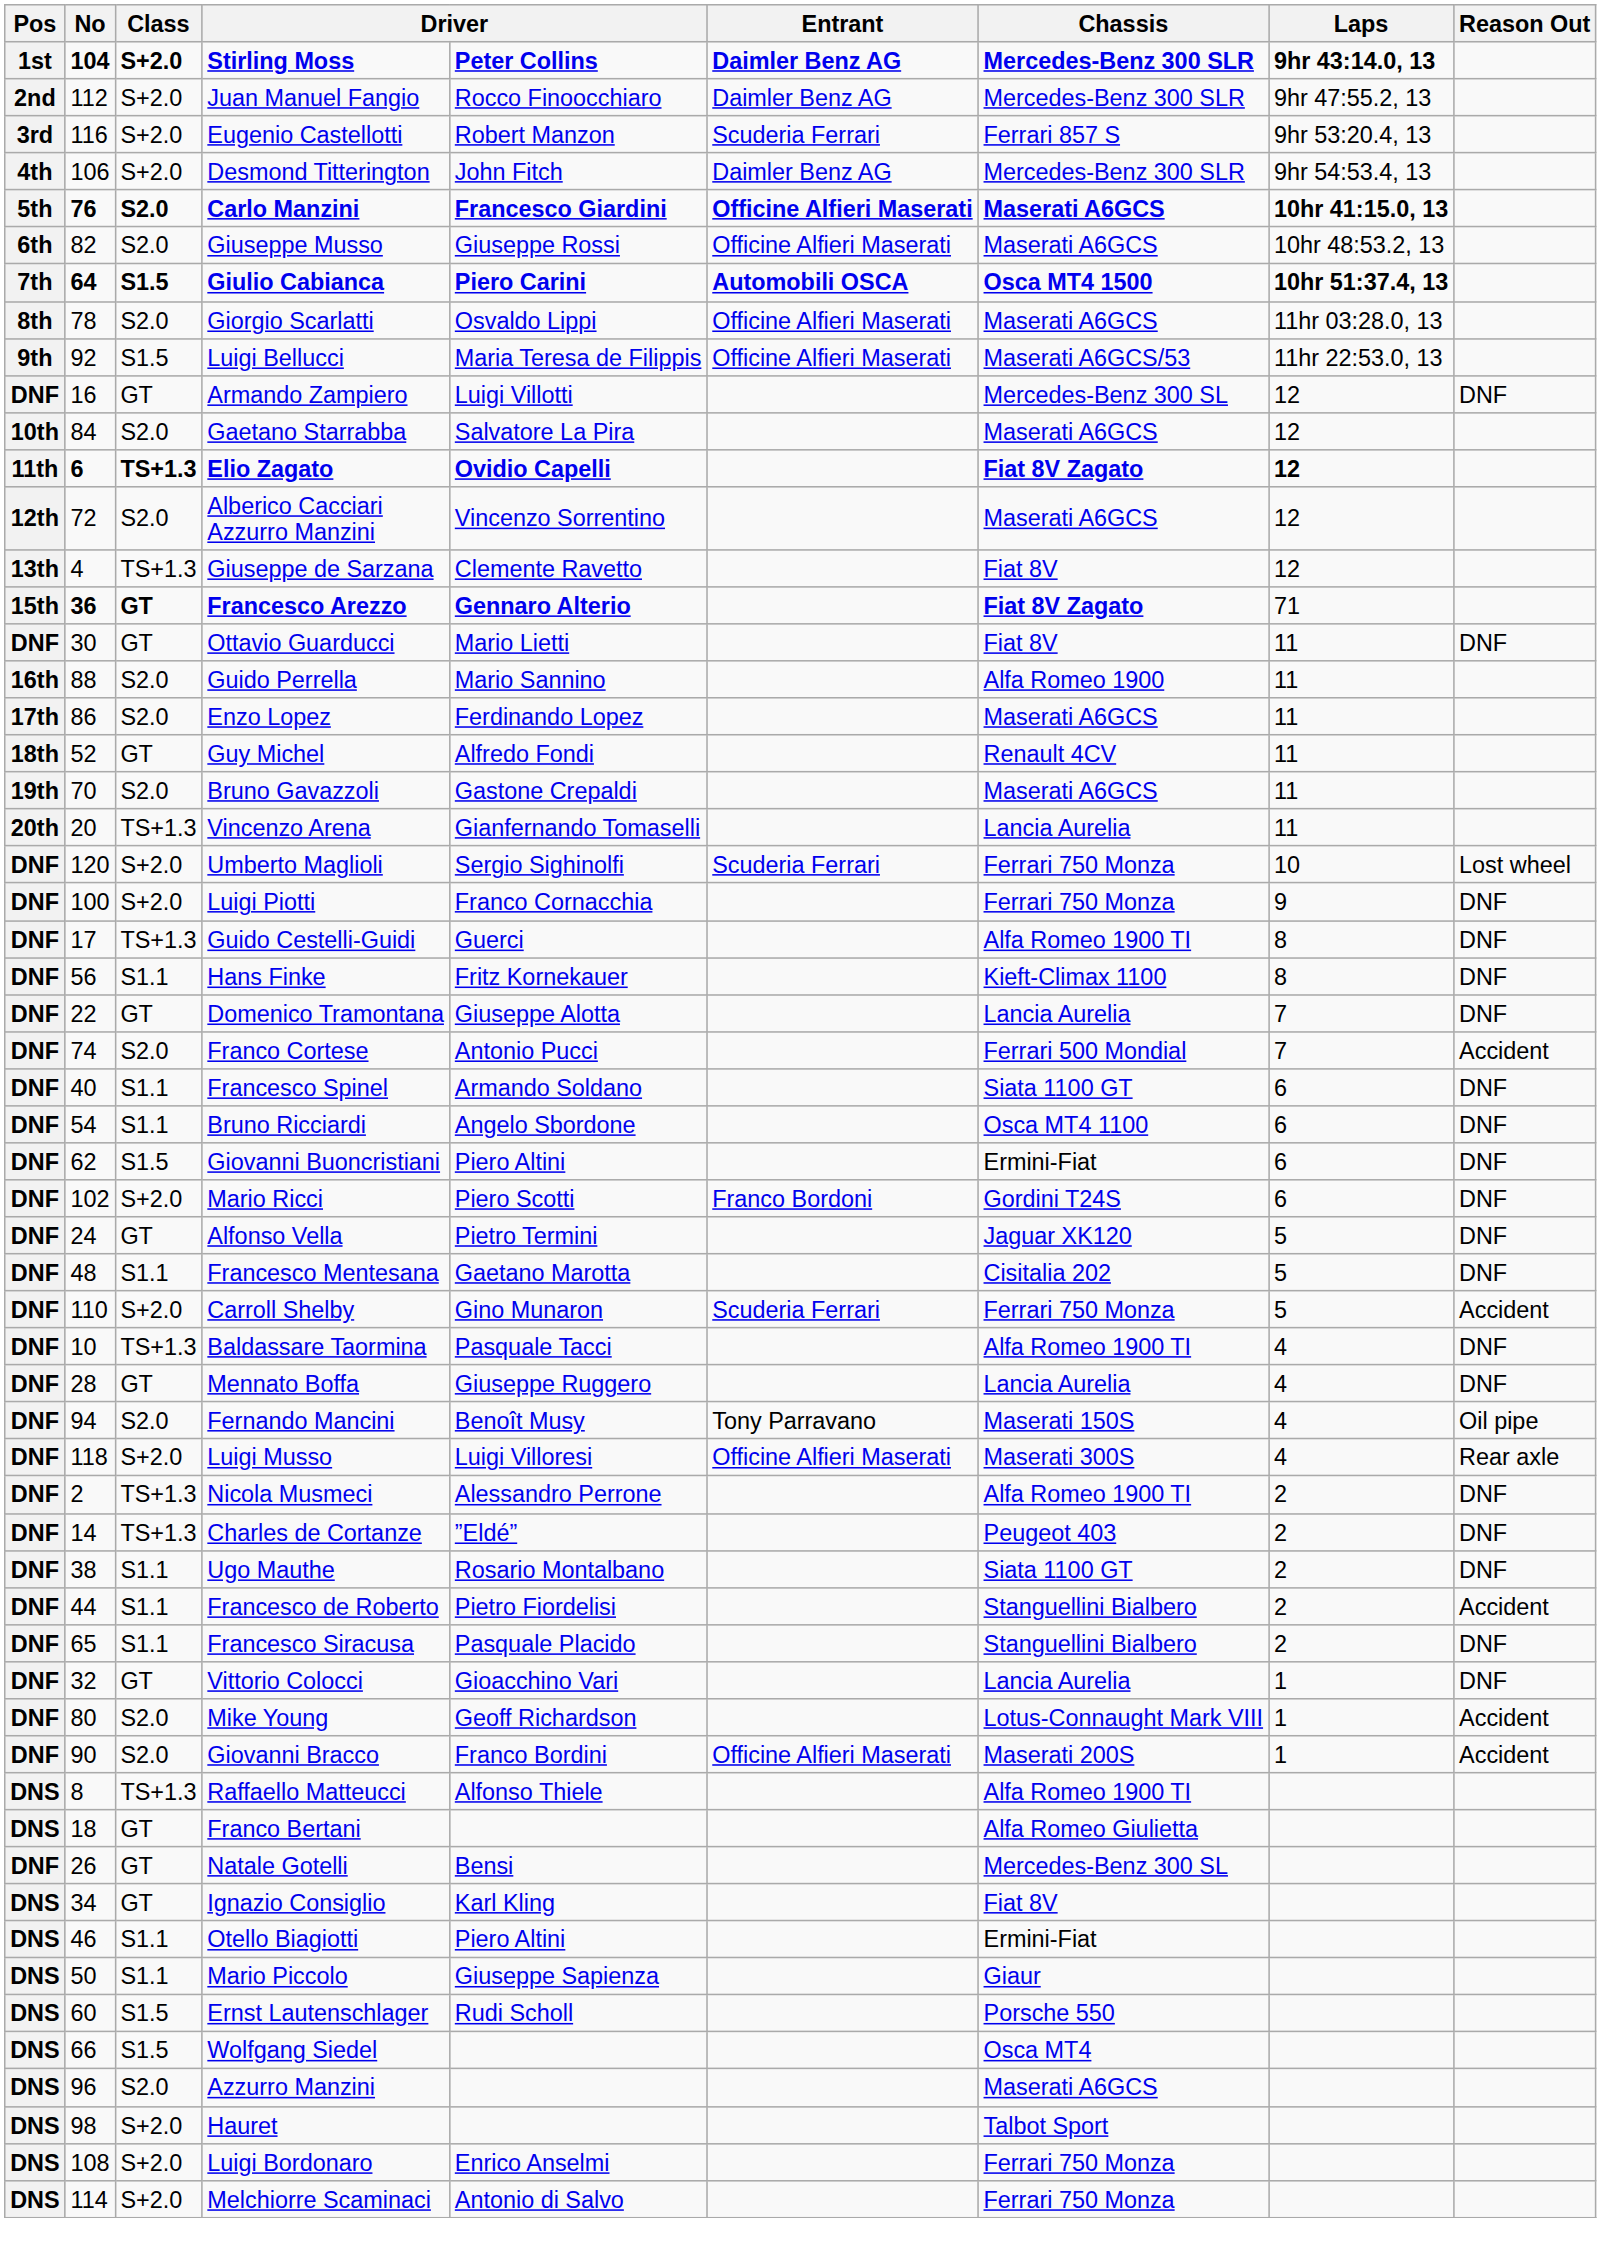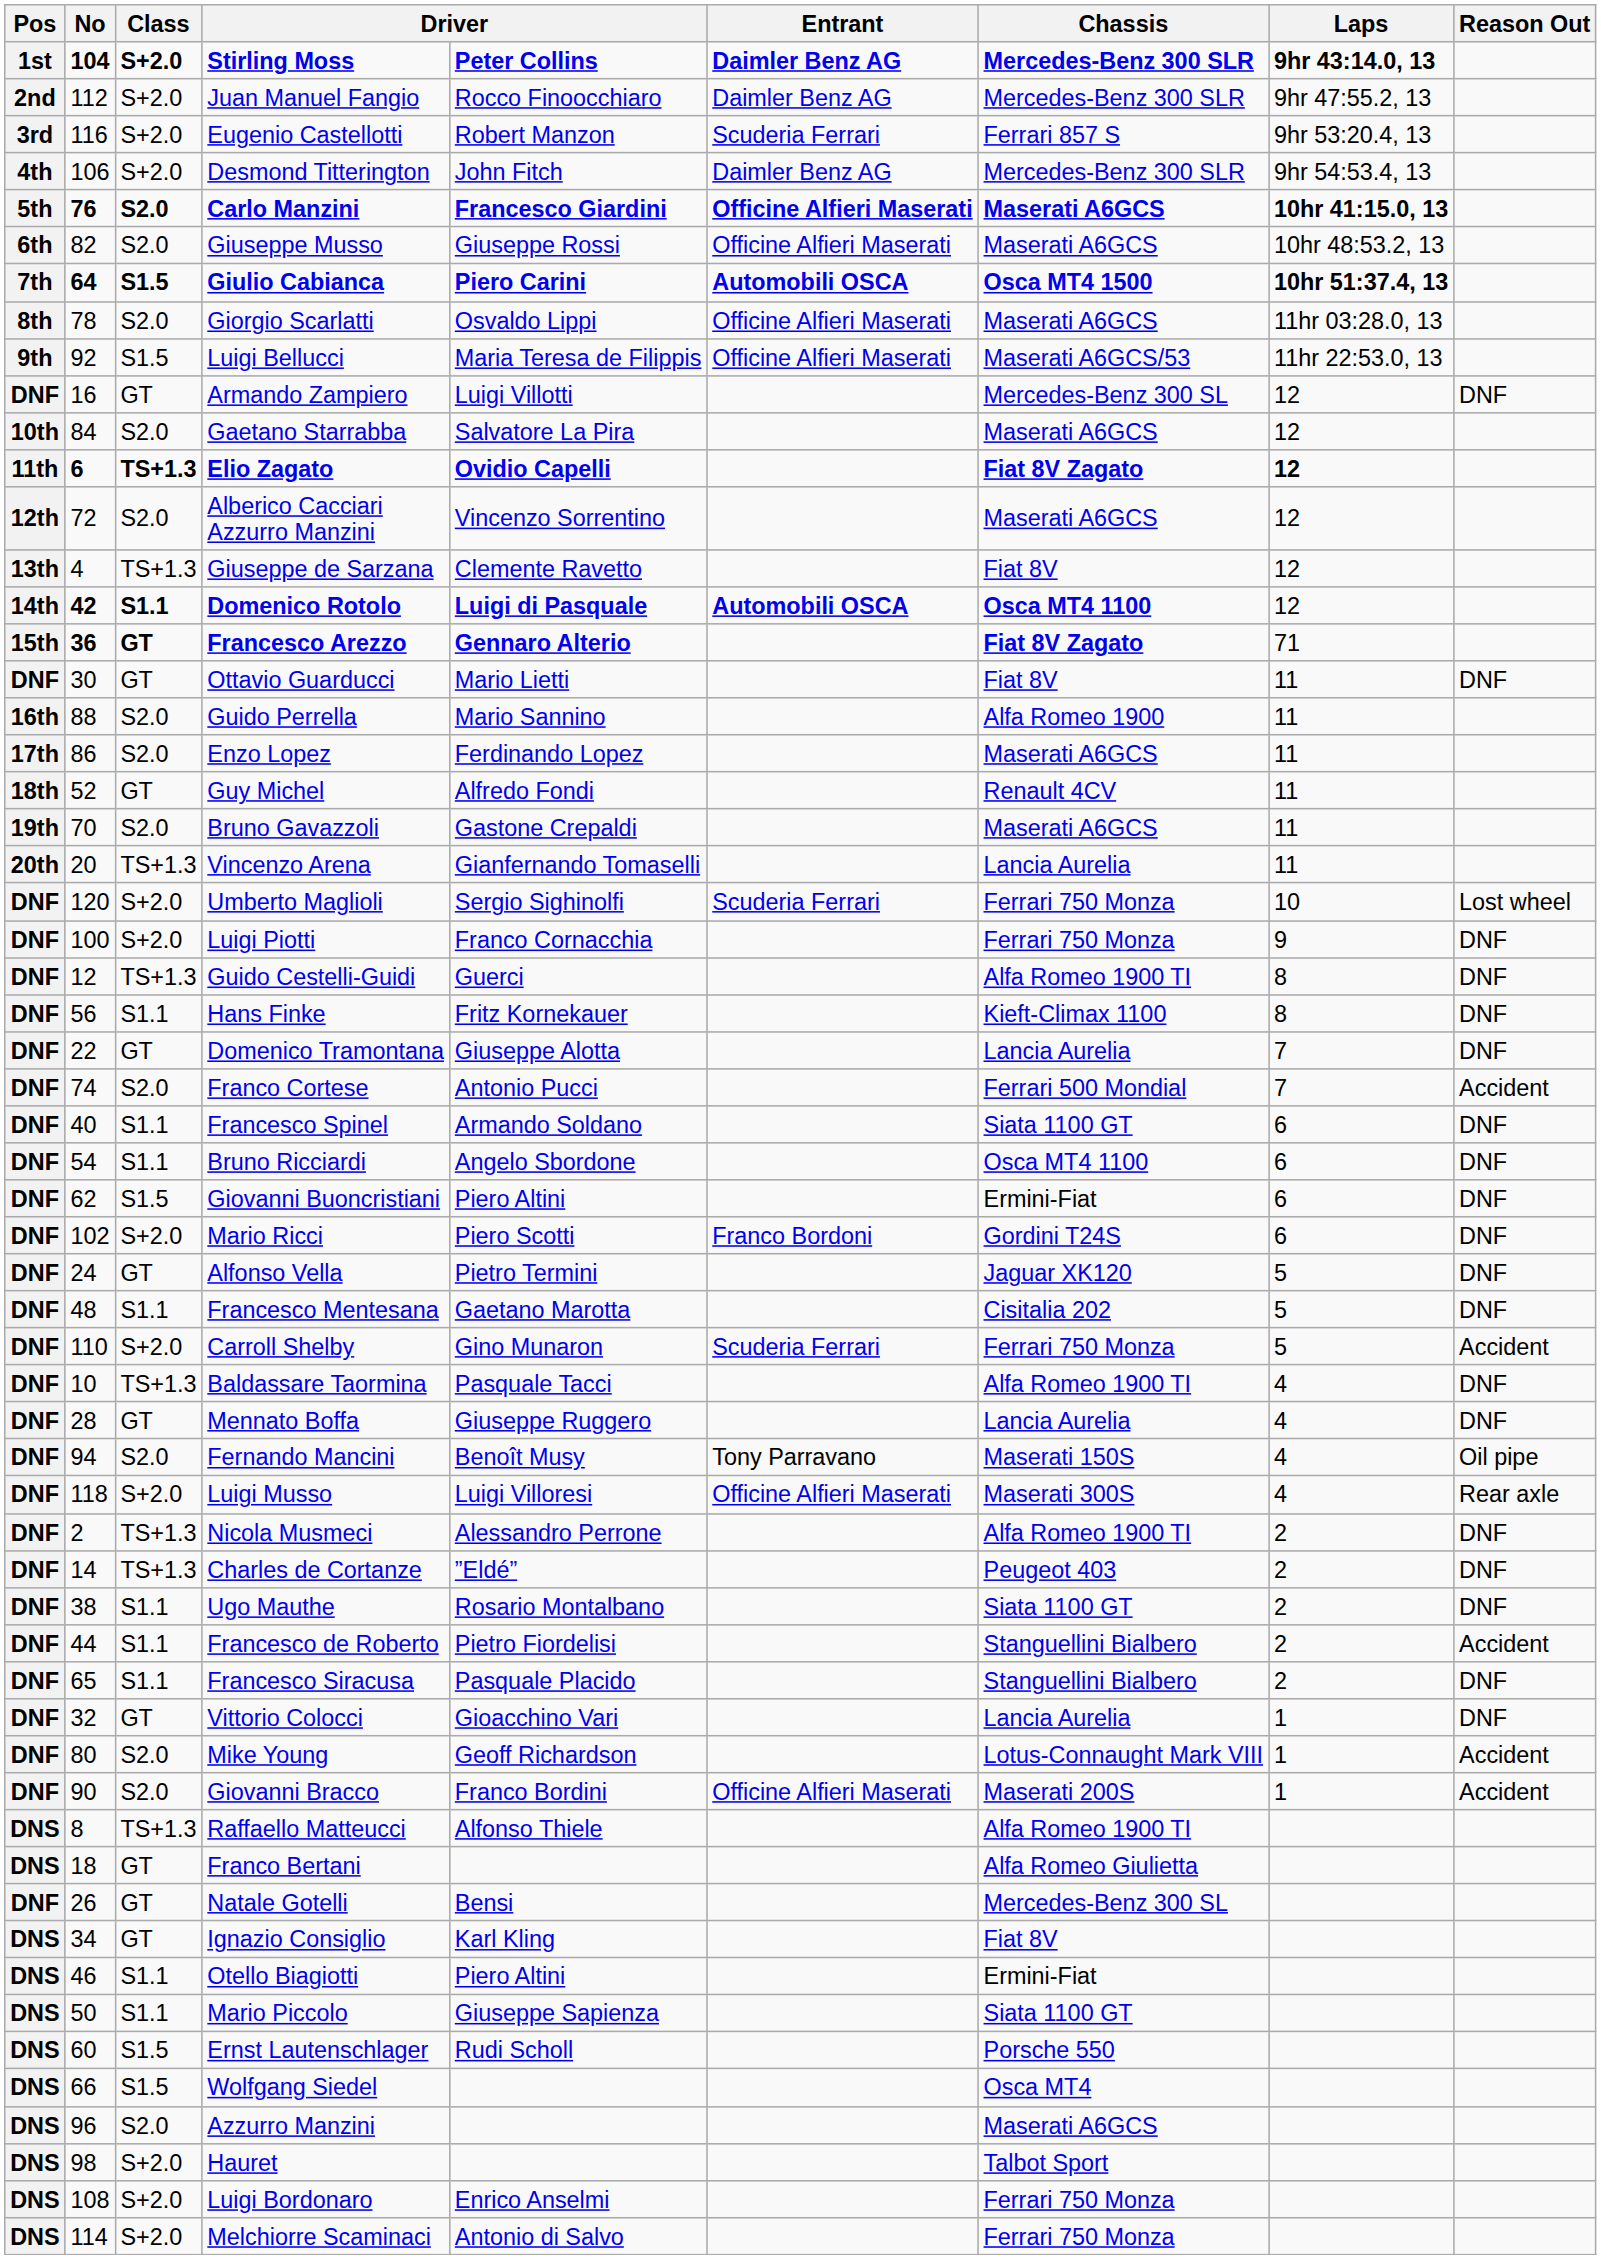+ row: (304, 606)
(84, 939) 17 -> (84, 976) 12
(1012, 1977) Giaur -> (1058, 2014) Siata 1100 GT
